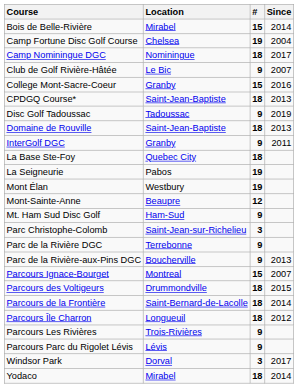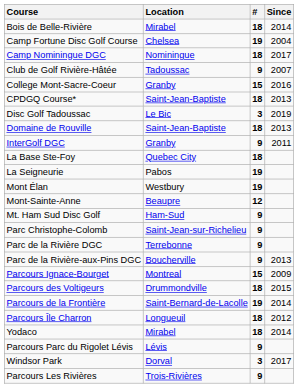(257, 27) 15 -> (257, 27) 18
(158, 70) Le Bic -> (167, 70) Tadoussac
(167, 114) Tadoussac -> (158, 114) Le Bic
(260, 114) 9 -> (260, 114) 3
(260, 230) 3 -> (260, 230) 9
(281, 274) 2007 -> (281, 274) 2009
(257, 303) 18 -> (257, 303) 19
rows swapped: (52, 332) <-> (22, 376)
